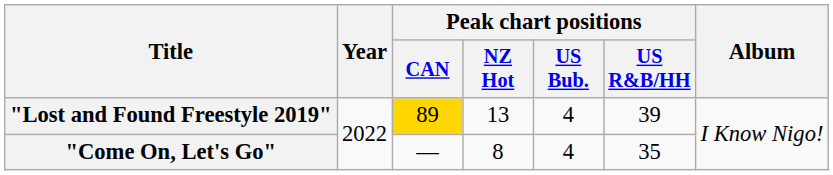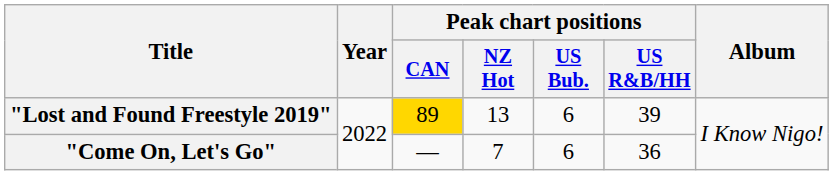(568, 115) 4 -> (568, 115) 6
(498, 151) 8 -> (498, 151) 7
(568, 151) 4 -> (568, 151) 6
(649, 151) 35 -> (649, 151) 36
